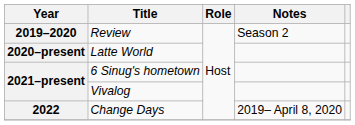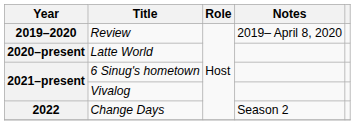(263, 33) Season 2 -> (290, 33) 2019– April 8, 2020
(290, 110) 2019– April 8, 2020 -> (263, 110) Season 2
